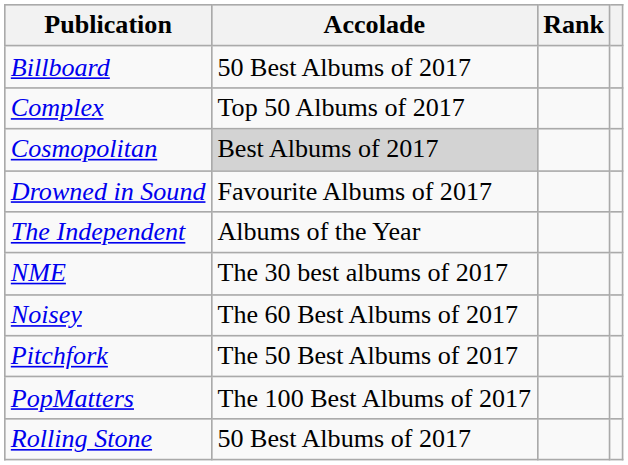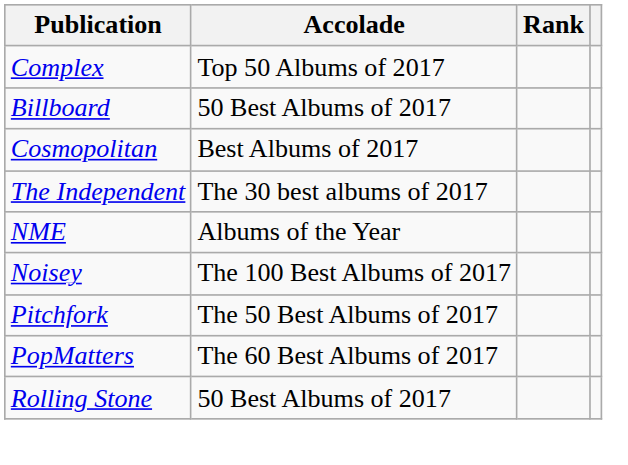rows swapped: (60, 66) <-> (57, 107)
(328, 149) lightgrey background -> (308, 149) no background
- row: (108, 190)
(319, 231) Albums of the Year -> (343, 190) The 30 best albums of 2017
(363, 273) The 30 best albums of 2017 -> (299, 231) Albums of the Year
(368, 314) The 60 Best Albums of 2017 -> (354, 273) The 100 Best Albums of 2017
(374, 397) The 100 Best Albums of 2017 -> (348, 356) The 60 Best Albums of 2017
